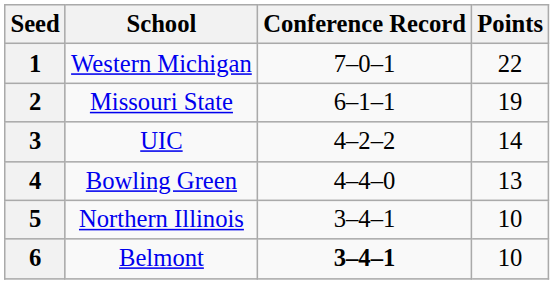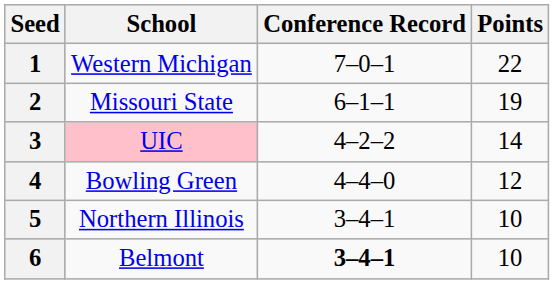(161, 141) no background -> (161, 141) pink background
(510, 180) 13 -> (510, 180) 12
